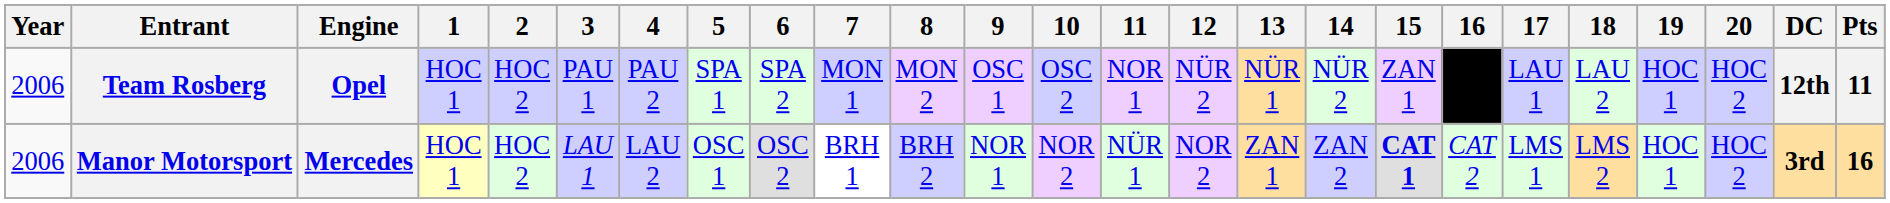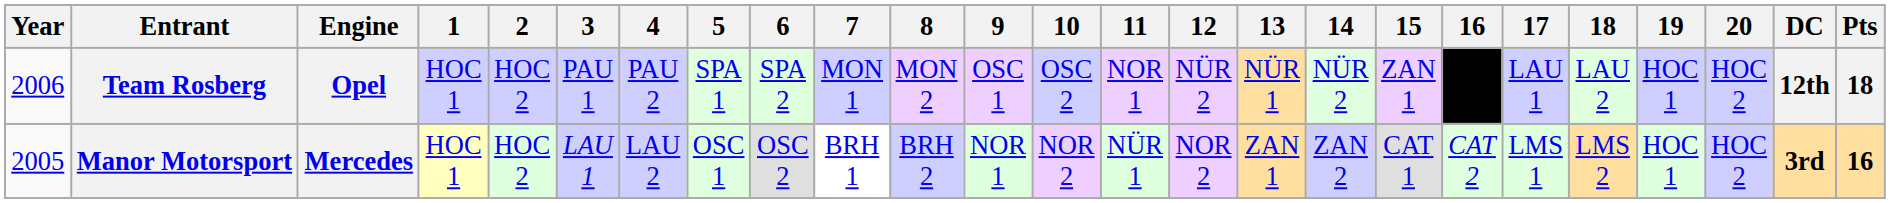(1860, 85) 11 -> (1860, 85) 18
(38, 160) 2006 -> (38, 160) 2005
(1408, 160) bold -> (1408, 160) normal
